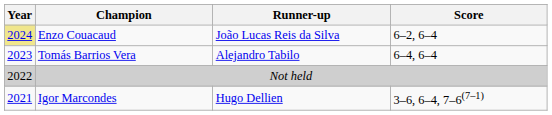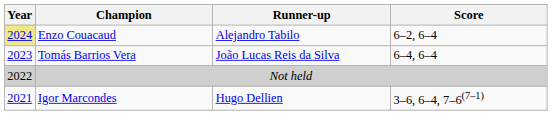(278, 35) João Lucas Reis da Silva -> (258, 35) Alejandro Tabilo
(258, 55) Alejandro Tabilo -> (278, 55) João Lucas Reis da Silva
